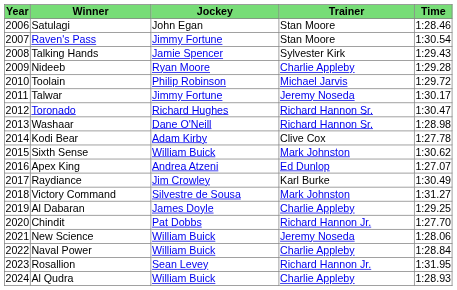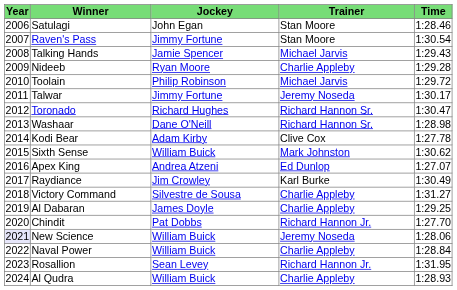(313, 54) Sylvester Kirk -> (314, 54) Michael Jarvis
(315, 194) Mark Johnston -> (317, 194) Charlie Appleby
(17, 236) no background -> (17, 236) lavender background
